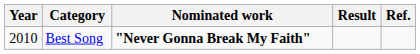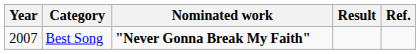(23, 37) 2010 -> (23, 37) 2007
